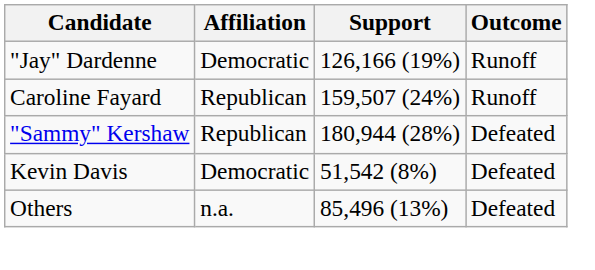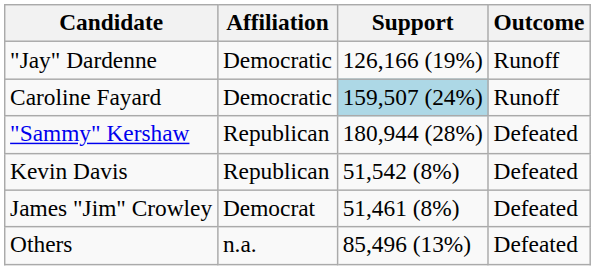(253, 97) Republican -> (277, 97) Democratic
(390, 97) no background -> (413, 97) lightblue background
(255, 171) Democratic -> (276, 171) Republican
+ row: (111, 208)
